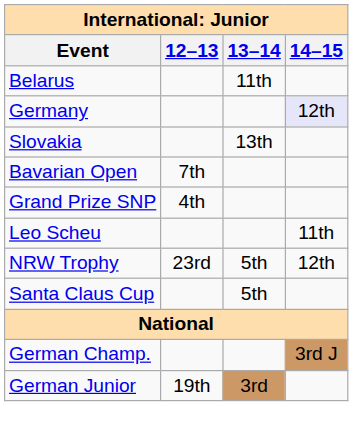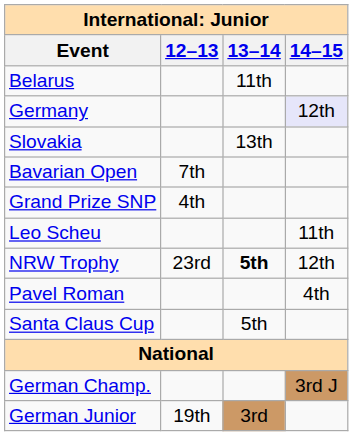(254, 263) normal -> (254, 263) bold
+ row: (67, 293)
